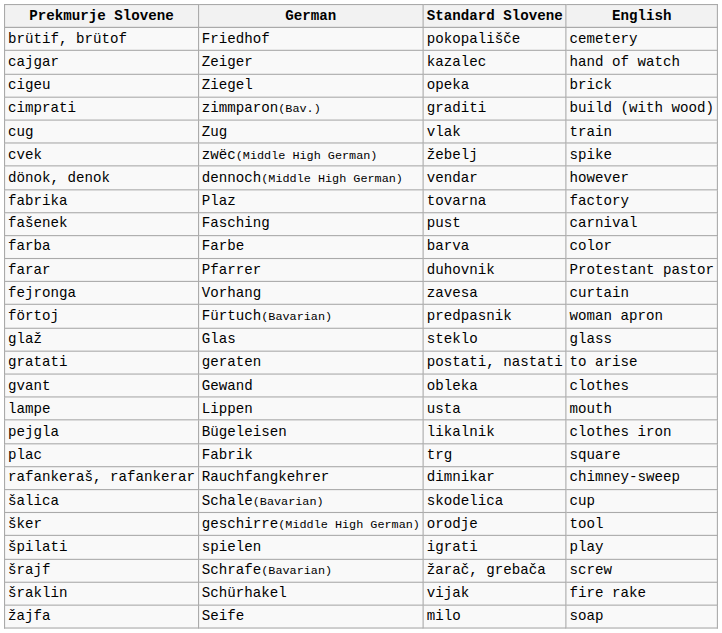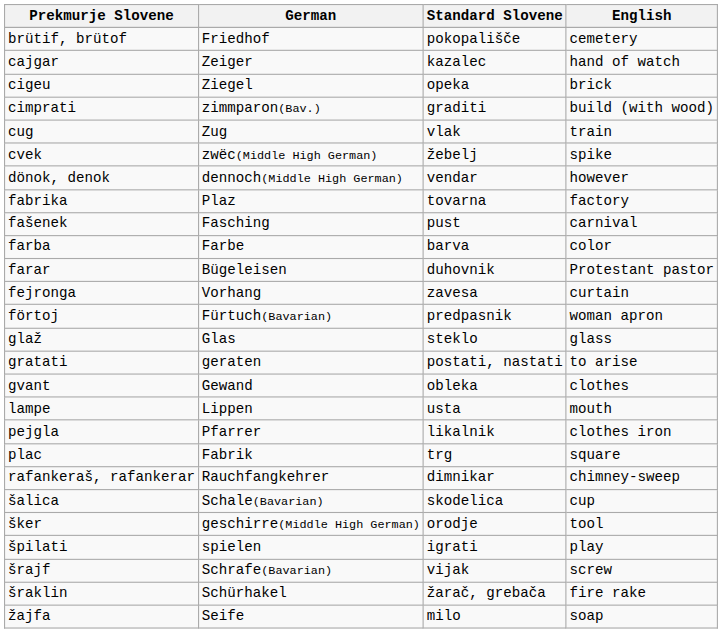(232, 270) Pfarrer -> (244, 270) Bügeleisen
(244, 432) Bügeleisen -> (232, 432) Pfarrer
(486, 570) žarač, grebača -> (448, 570) vijak
(448, 593) vijak -> (486, 593) žarač, grebača
